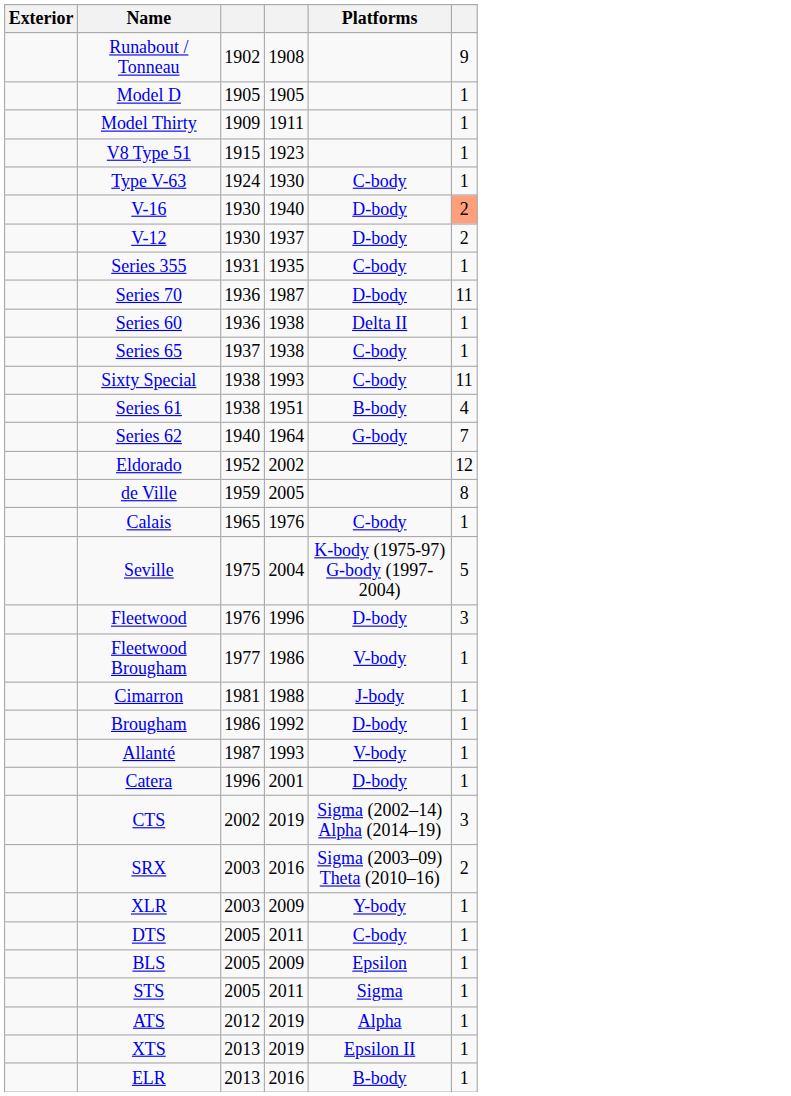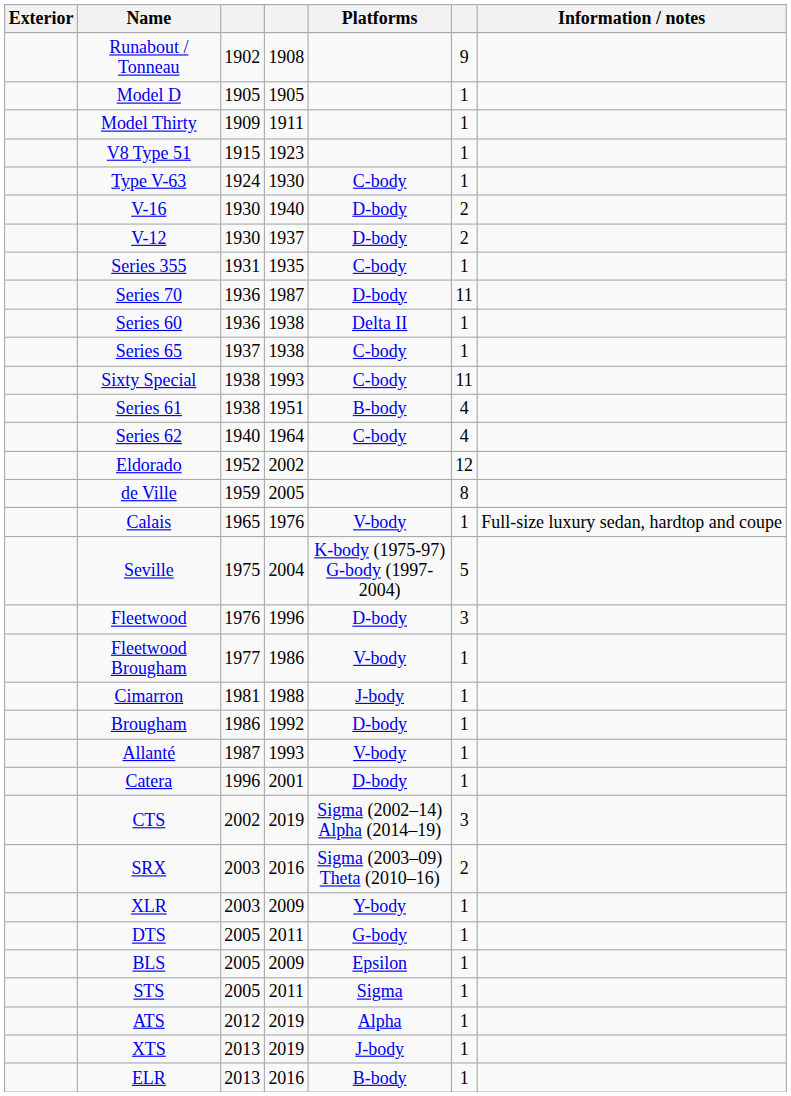+ column: (632, 18)
(464, 209) lightsalmon background -> (464, 209) no background
(380, 436) G-body -> (380, 436) C-body
(464, 436) 7 -> (464, 436) 4
(380, 522) C-body -> (380, 522) V-body
(380, 935) C-body -> (380, 935) G-body
(380, 1049) Epsilon II -> (380, 1049) J-body
